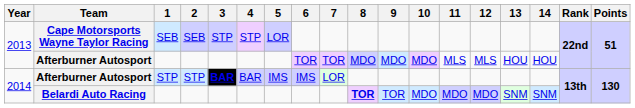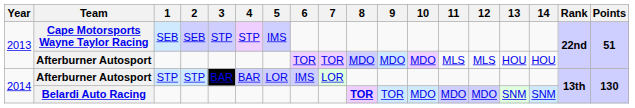(278, 37) LOR -> (277, 37) IMS
(222, 77) bold -> (222, 77) normal
(278, 77) IMS -> (277, 77) LOR
